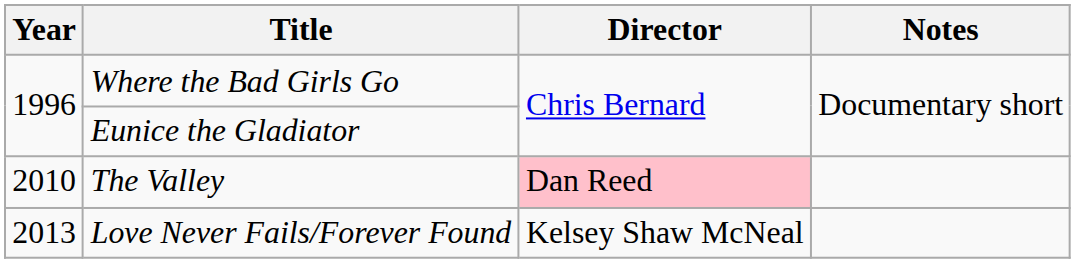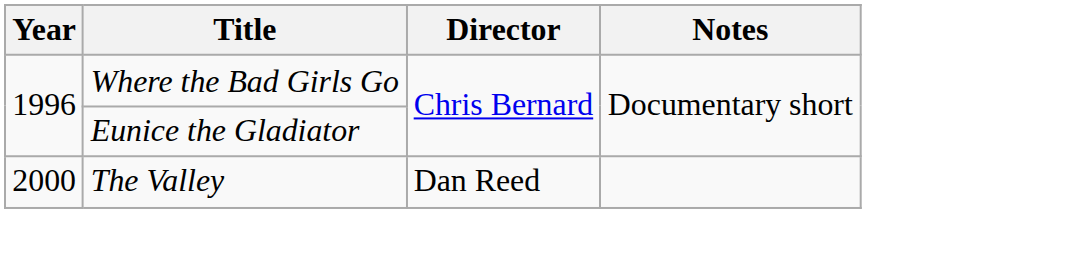(44, 181) 2010 -> (44, 181) 2000
(589, 181) pink background -> (477, 181) no background
- row: (301, 231)
